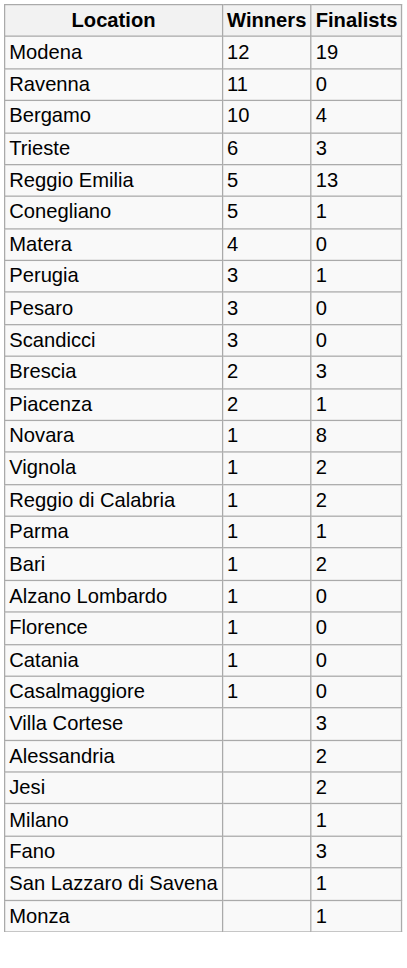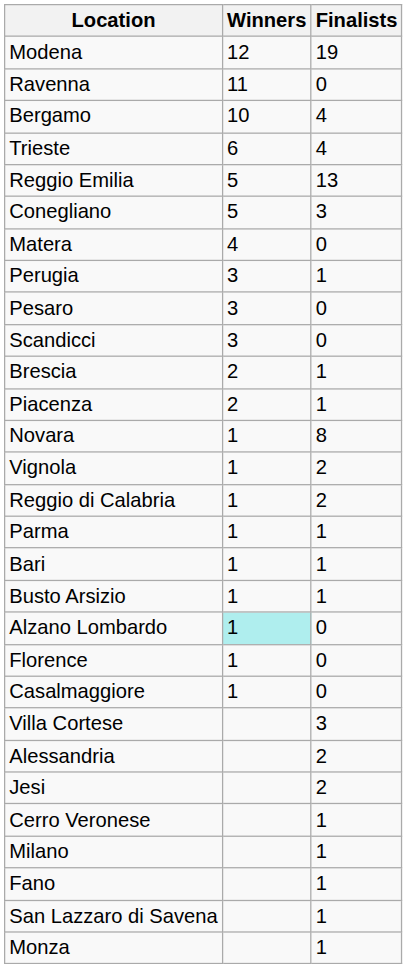(321, 148) 3 -> (321, 148) 4
(321, 212) 1 -> (321, 212) 3
(321, 372) 3 -> (321, 372) 1
(321, 564) 2 -> (321, 564) 1
+ row: (68, 595)
(233, 595) no background -> (233, 627) paleturquoise background
- row: (44, 659)
+ row: (80, 819)
(321, 851) 3 -> (321, 883) 1
